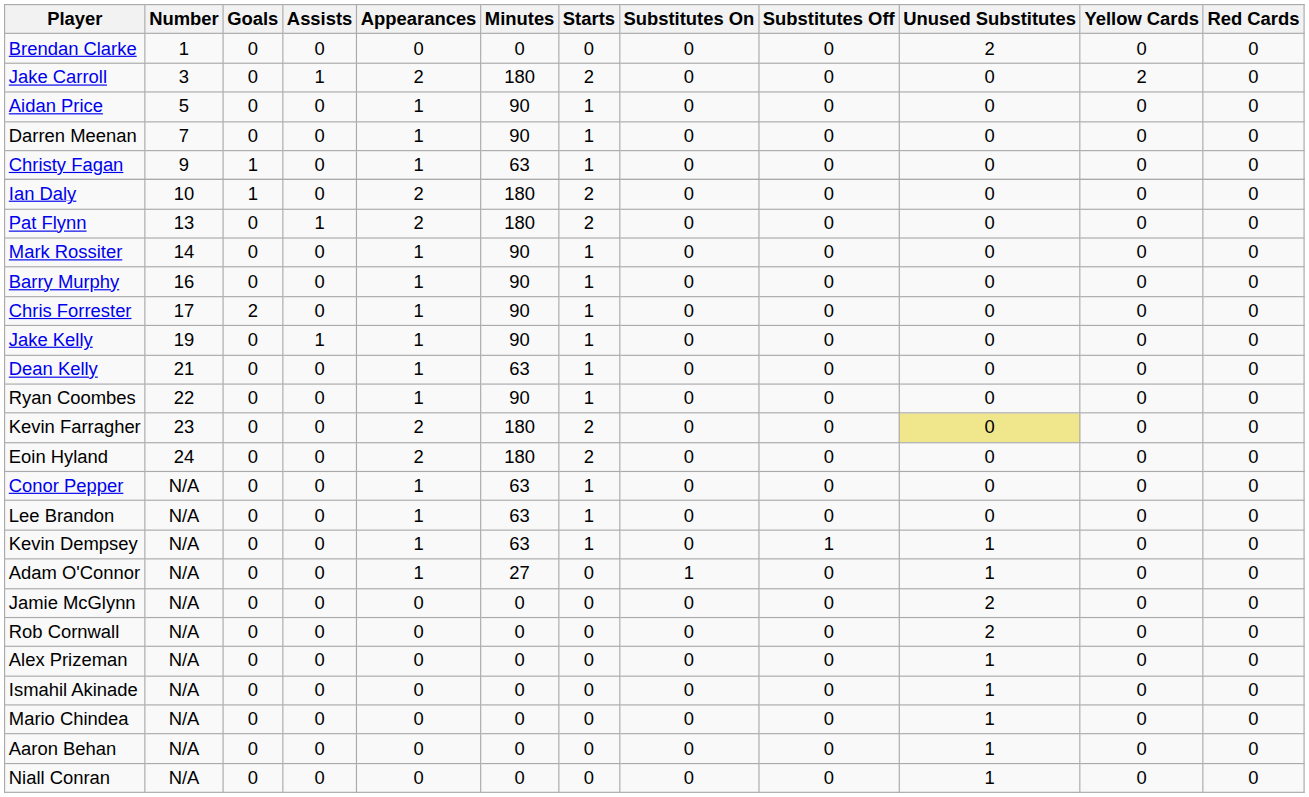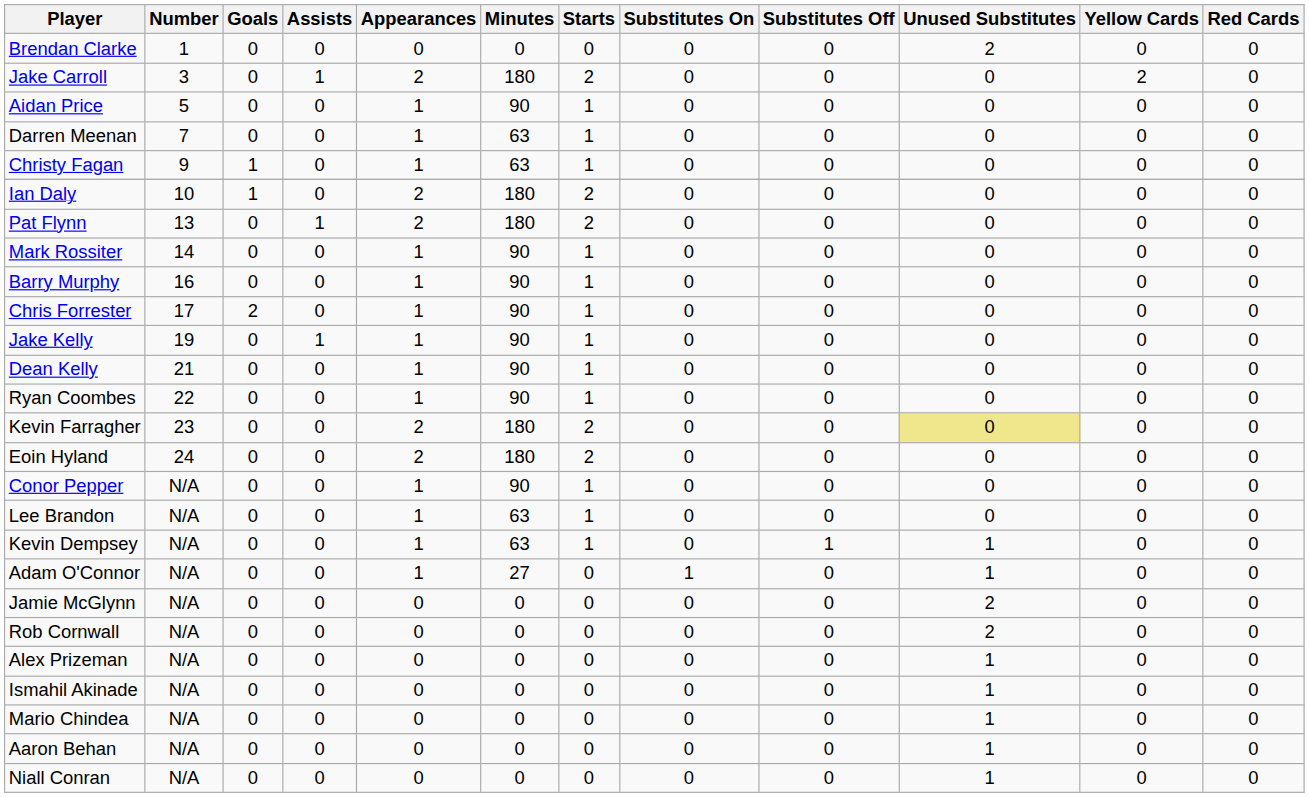(520, 135) 90 -> (520, 135) 63
(520, 369) 63 -> (520, 369) 90
(520, 485) 63 -> (520, 485) 90
